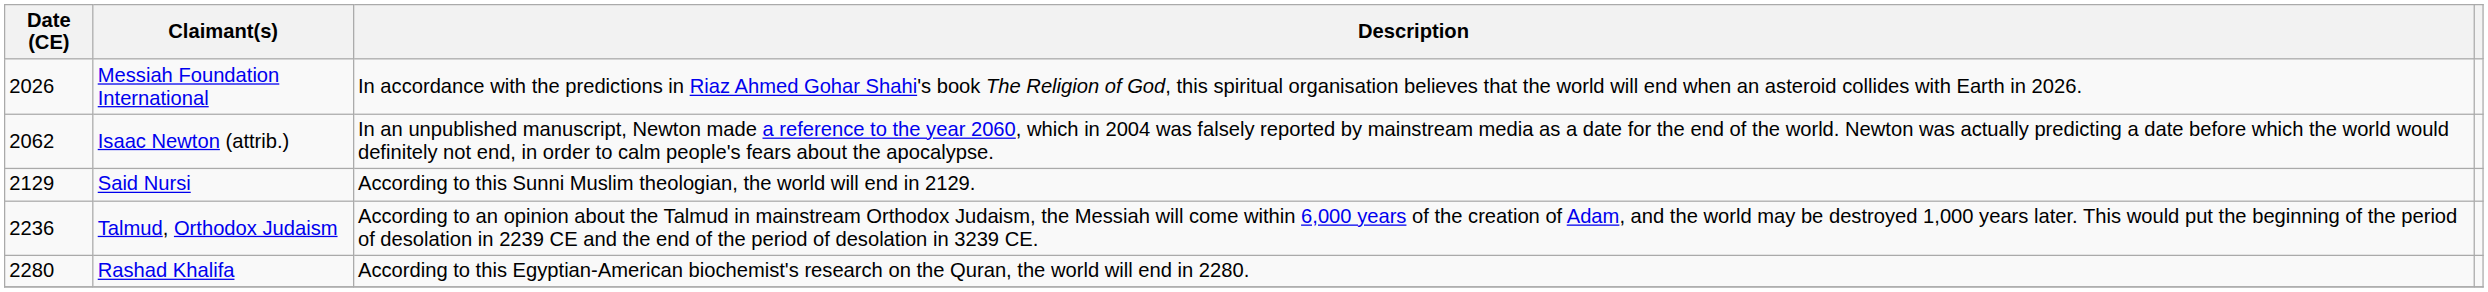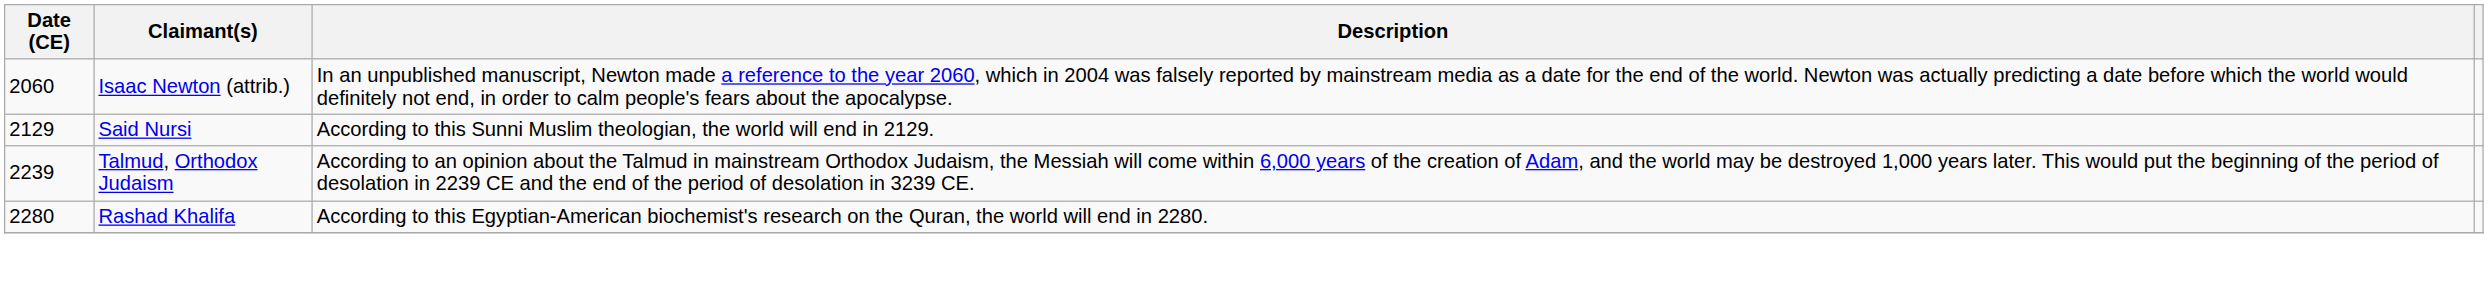- row: (189, 86)
(32, 141) 2062 -> (32, 86) 2060
(32, 227) 2236 -> (32, 173) 2239
